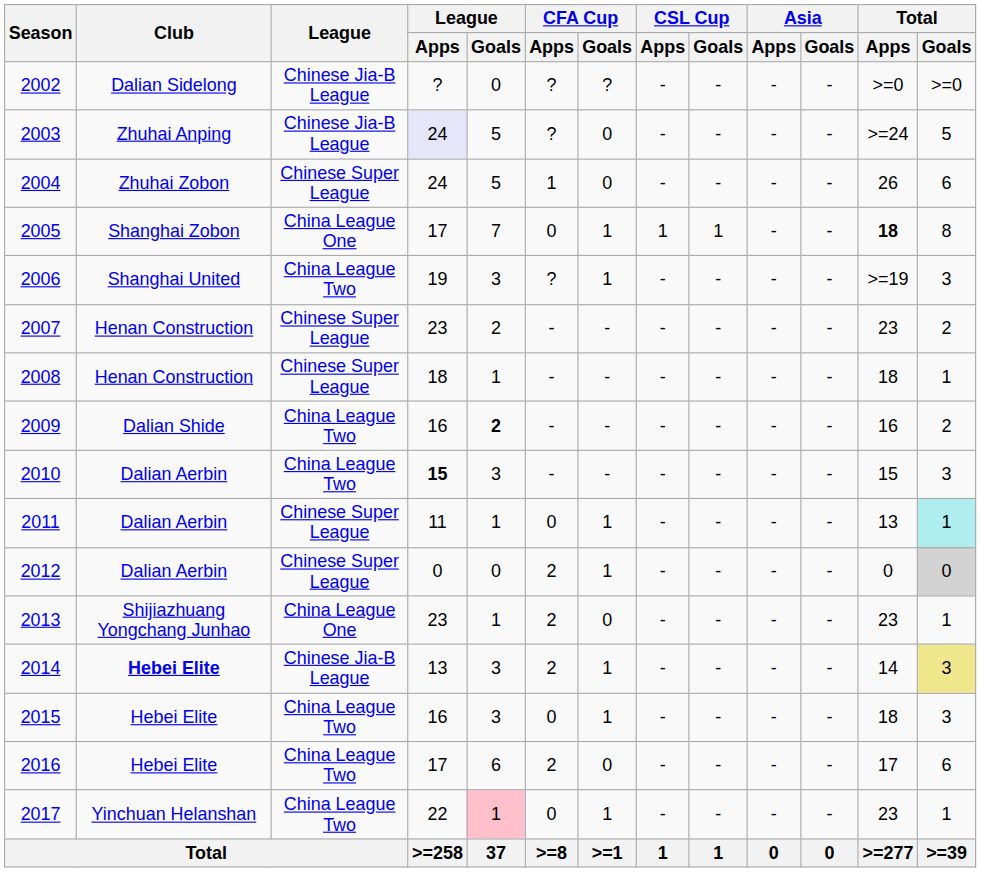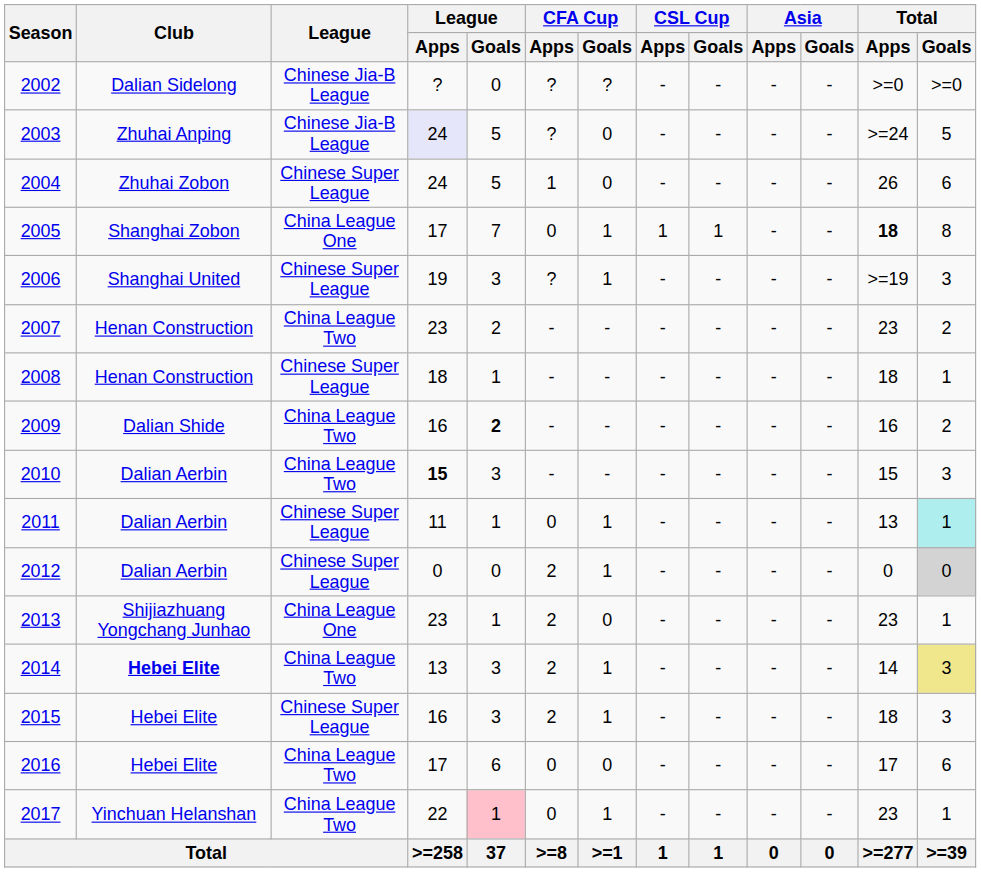(340, 279) China League Two -> (340, 279) Chinese Super League
(340, 328) Chinese Super League -> (340, 328) China League Two
(340, 668) Chinese Jia-B League -> (340, 668) China League Two
(340, 717) China League Two -> (340, 717) Chinese Super League
(552, 717) 0 -> (552, 717) 2
(552, 765) 2 -> (552, 765) 0
